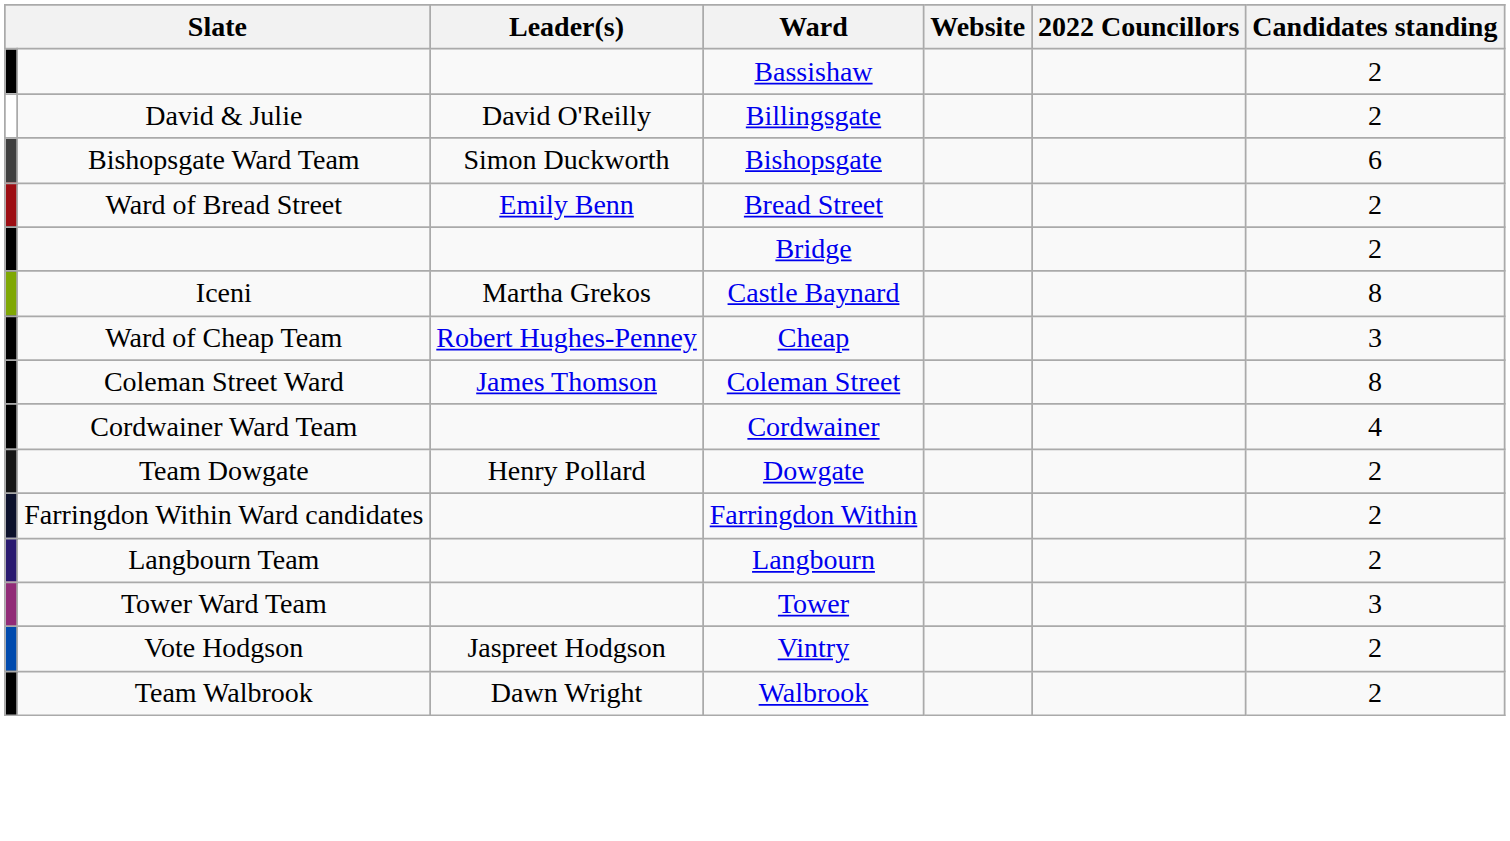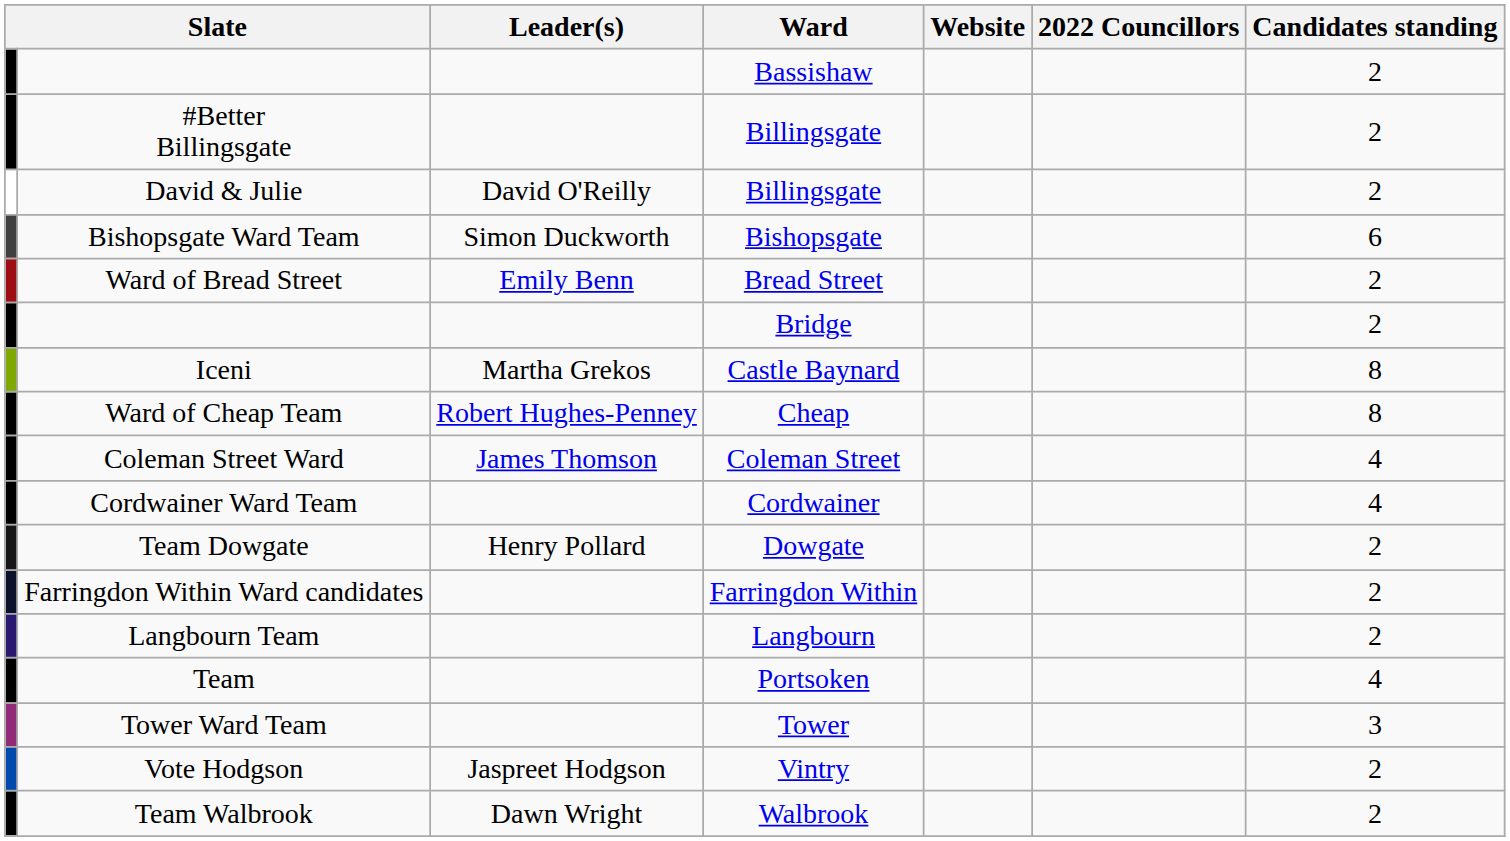+ row: (224, 131)
(1375, 337) 3 -> (1375, 413) 8
(1375, 381) 8 -> (1375, 457) 4
+ row: (224, 679)
